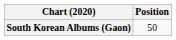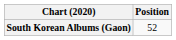(152, 27) 50 -> (152, 27) 52
